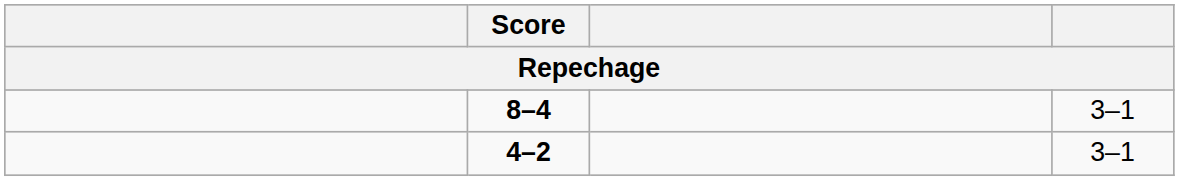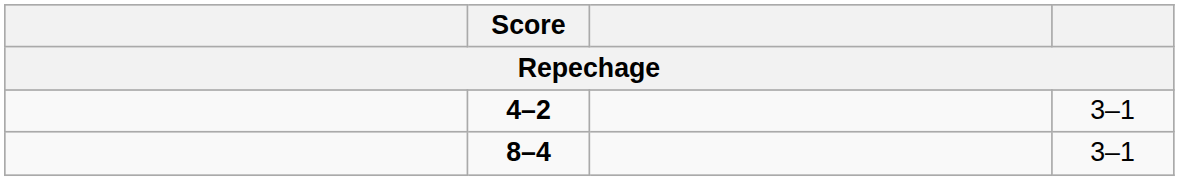rows swapped: (528, 110) <-> (528, 152)
